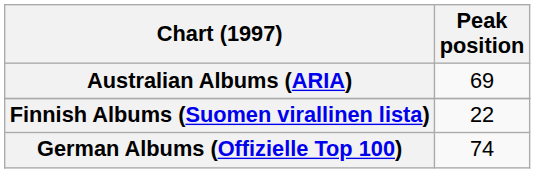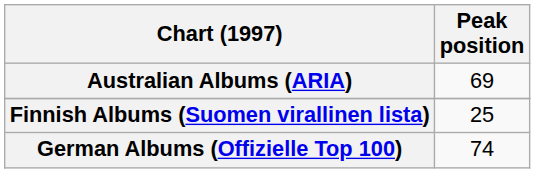(482, 115) 22 -> (482, 115) 25
